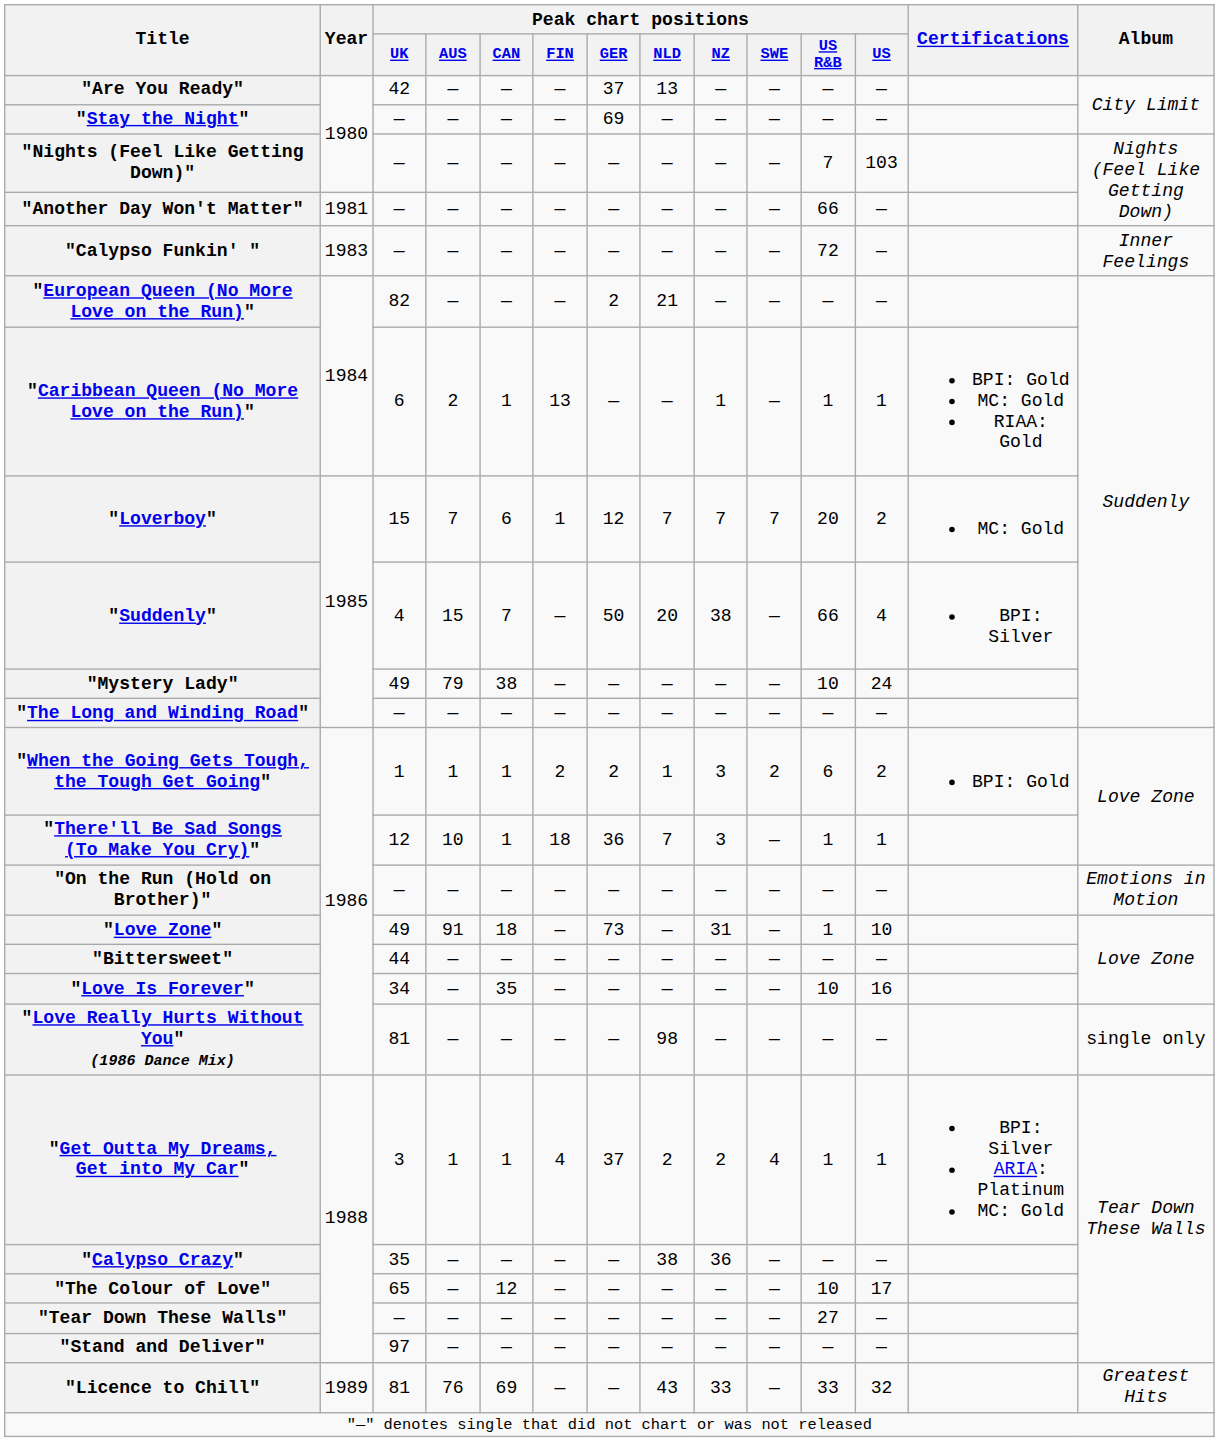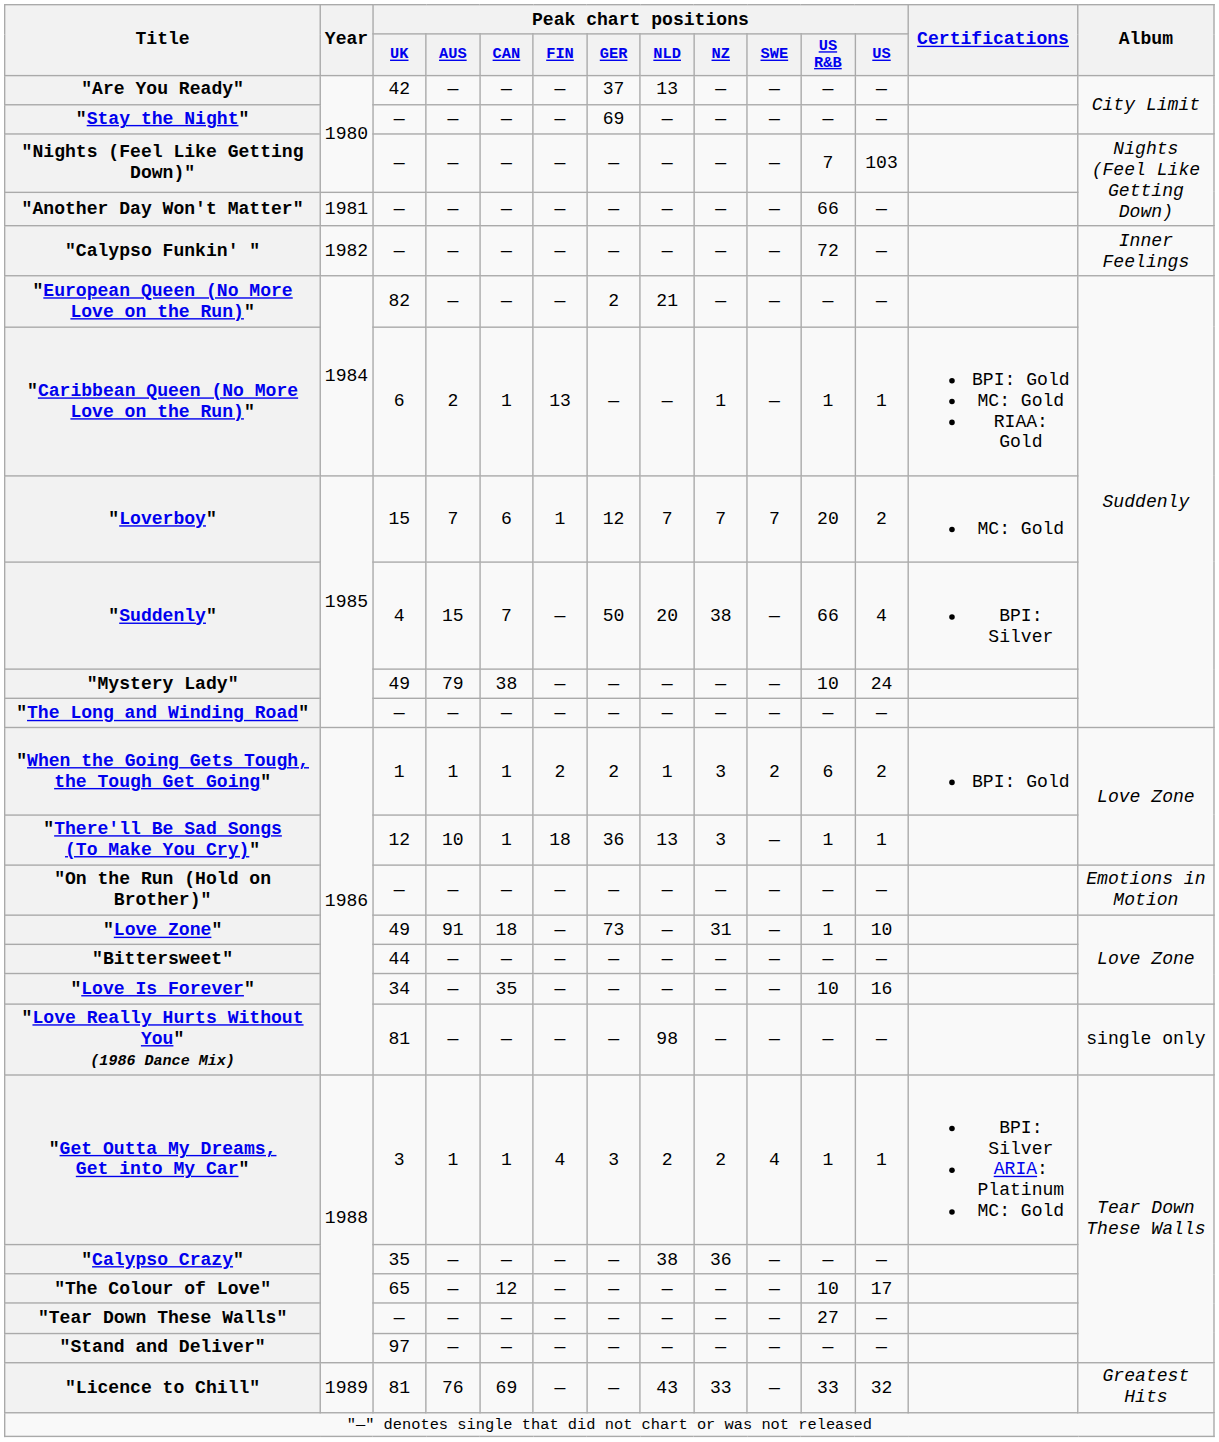(346, 251) 1983 -> (346, 251) 1982
(667, 840) 7 -> (667, 840) 13
(614, 1160) 37 -> (614, 1160) 3
